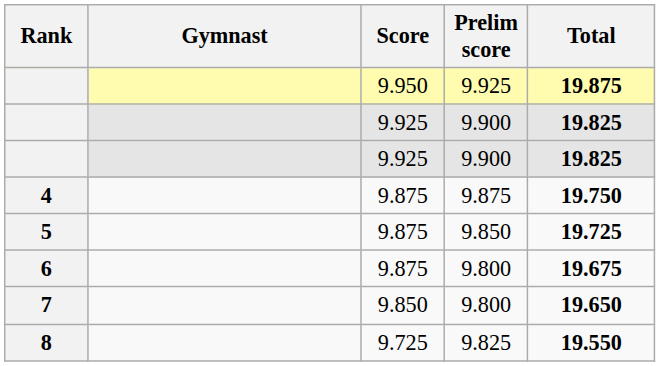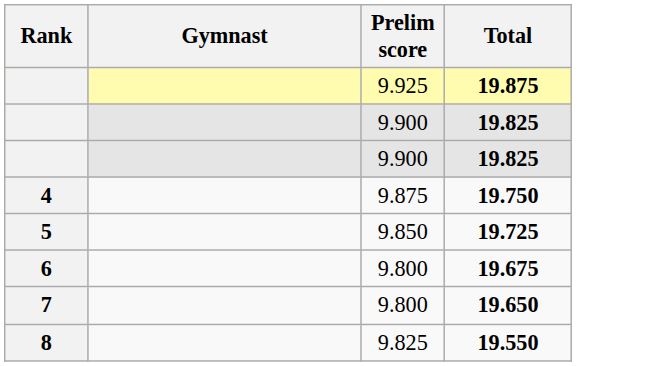- column: (403, 36)
